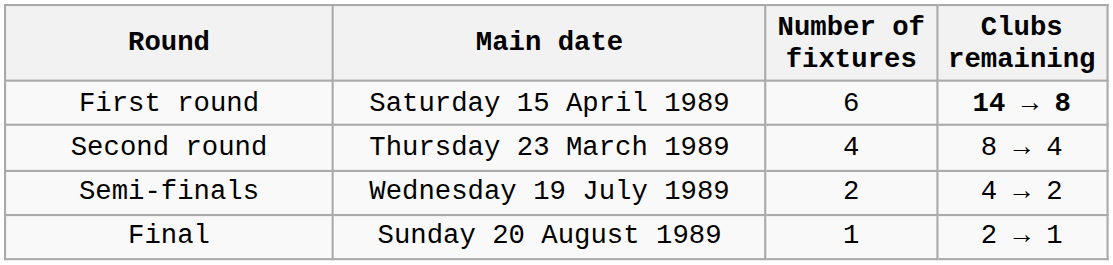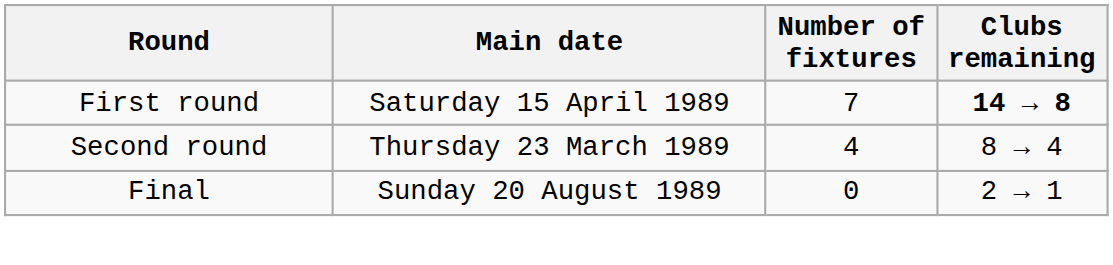(851, 103) 6 -> (851, 103) 7
- row: (169, 192)
(851, 237) 1 -> (851, 192) 0
